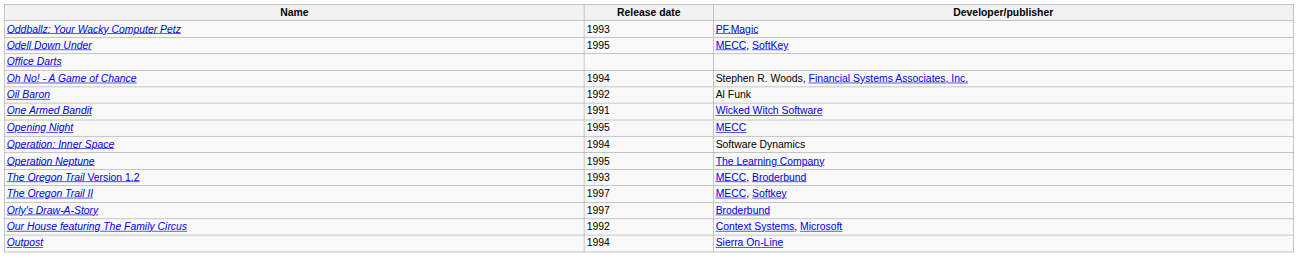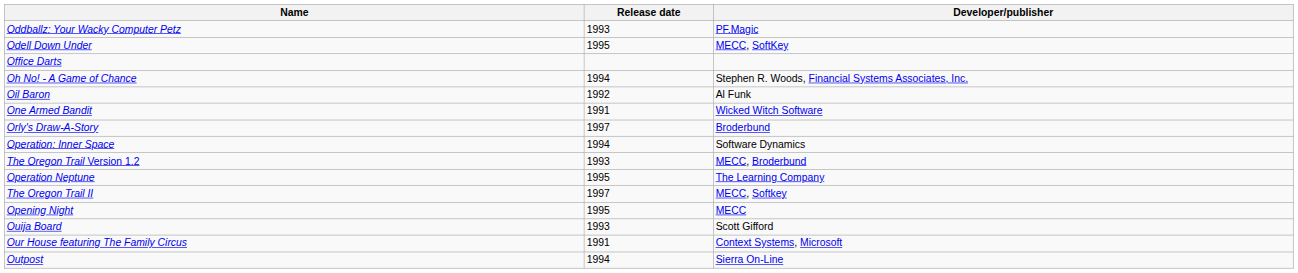rows swapped: (40, 128) <-> (52, 210)
rows swapped: (51, 161) <-> (73, 177)
+ row: (34, 227)
(598, 227) 1992 -> (598, 243) 1991
